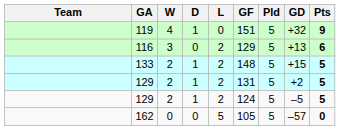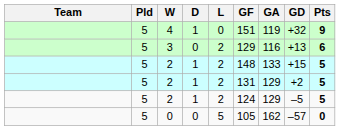columns swapped: (272, 13) <-> (144, 13)
